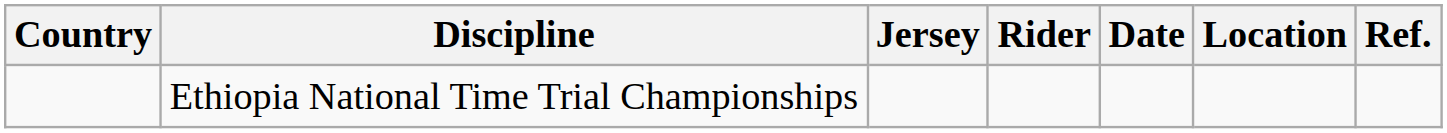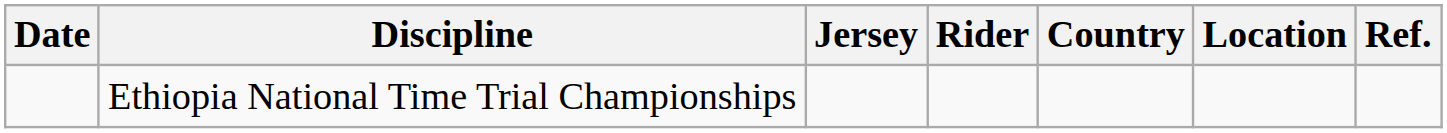columns swapped: (1147, 34) <-> (83, 34)
